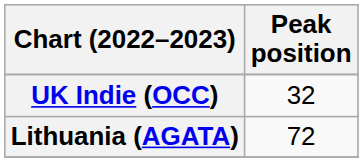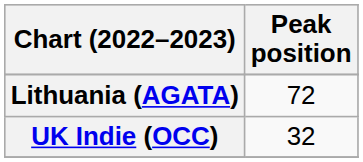rows swapped: (125, 136) <-> (125, 95)
